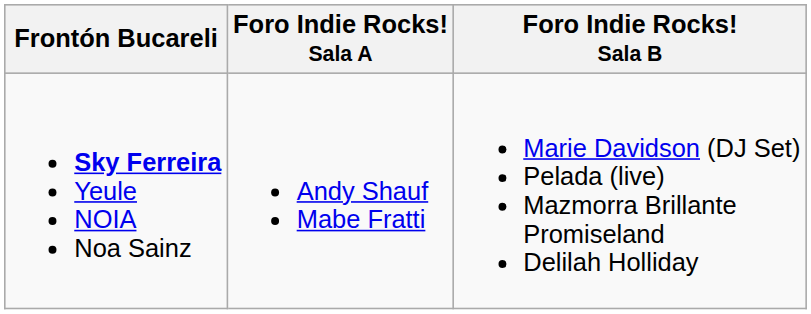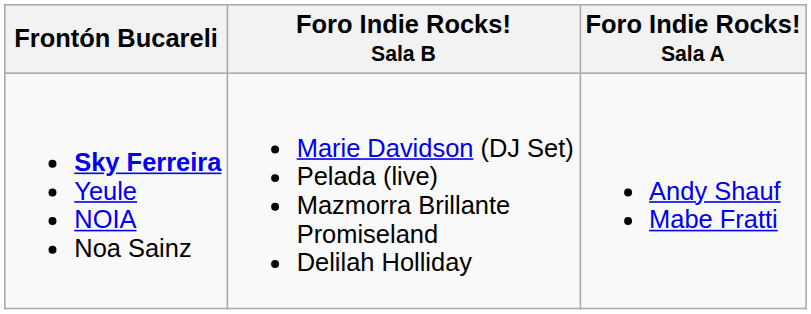columns swapped: (341, 38) <-> (630, 38)
